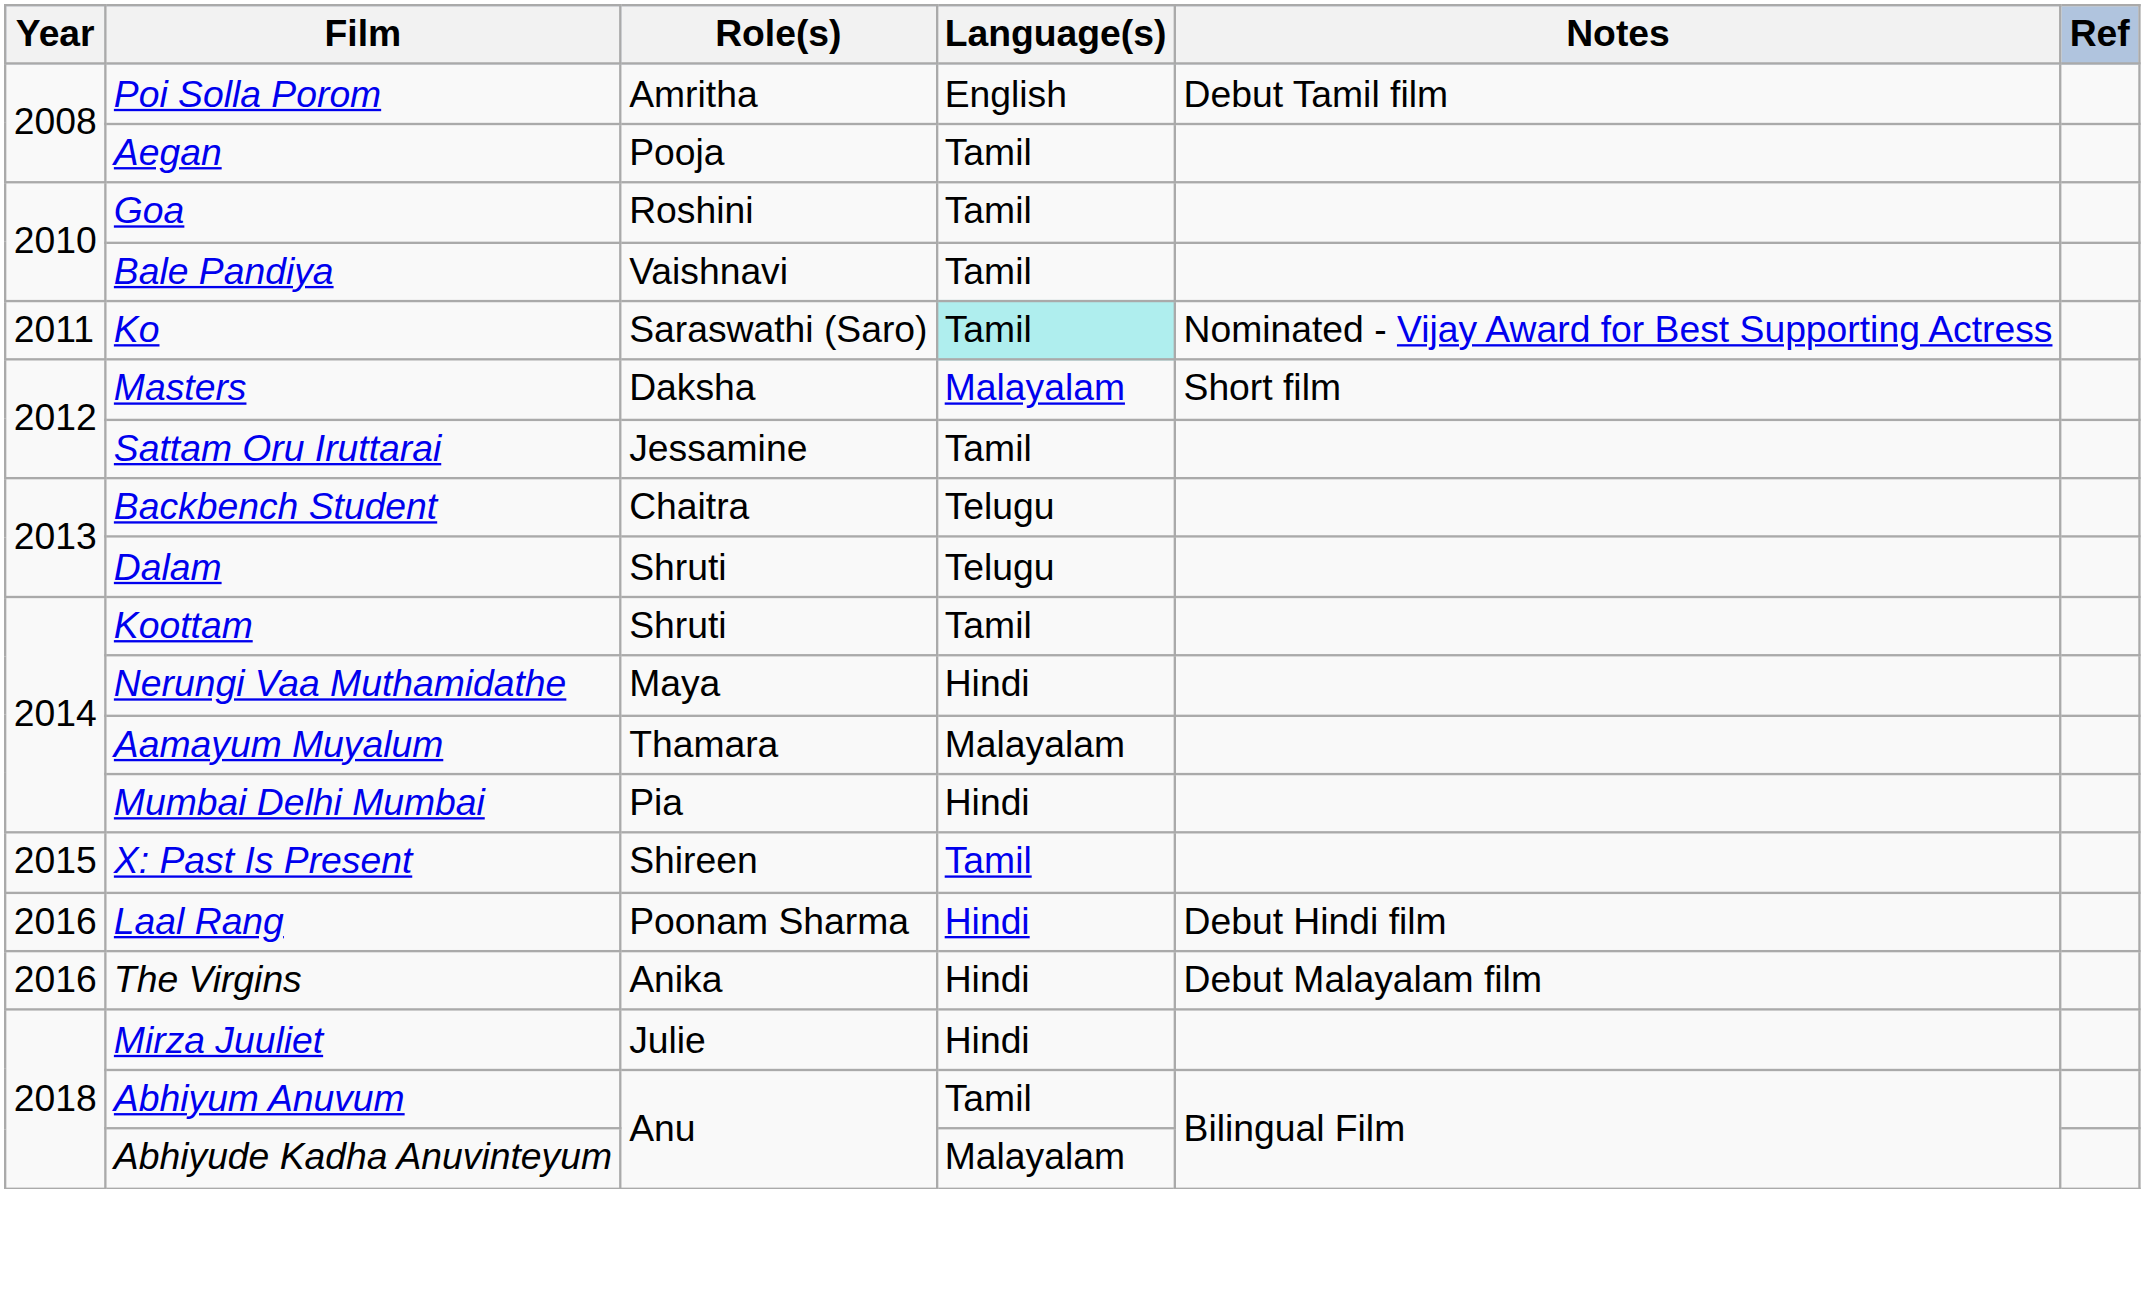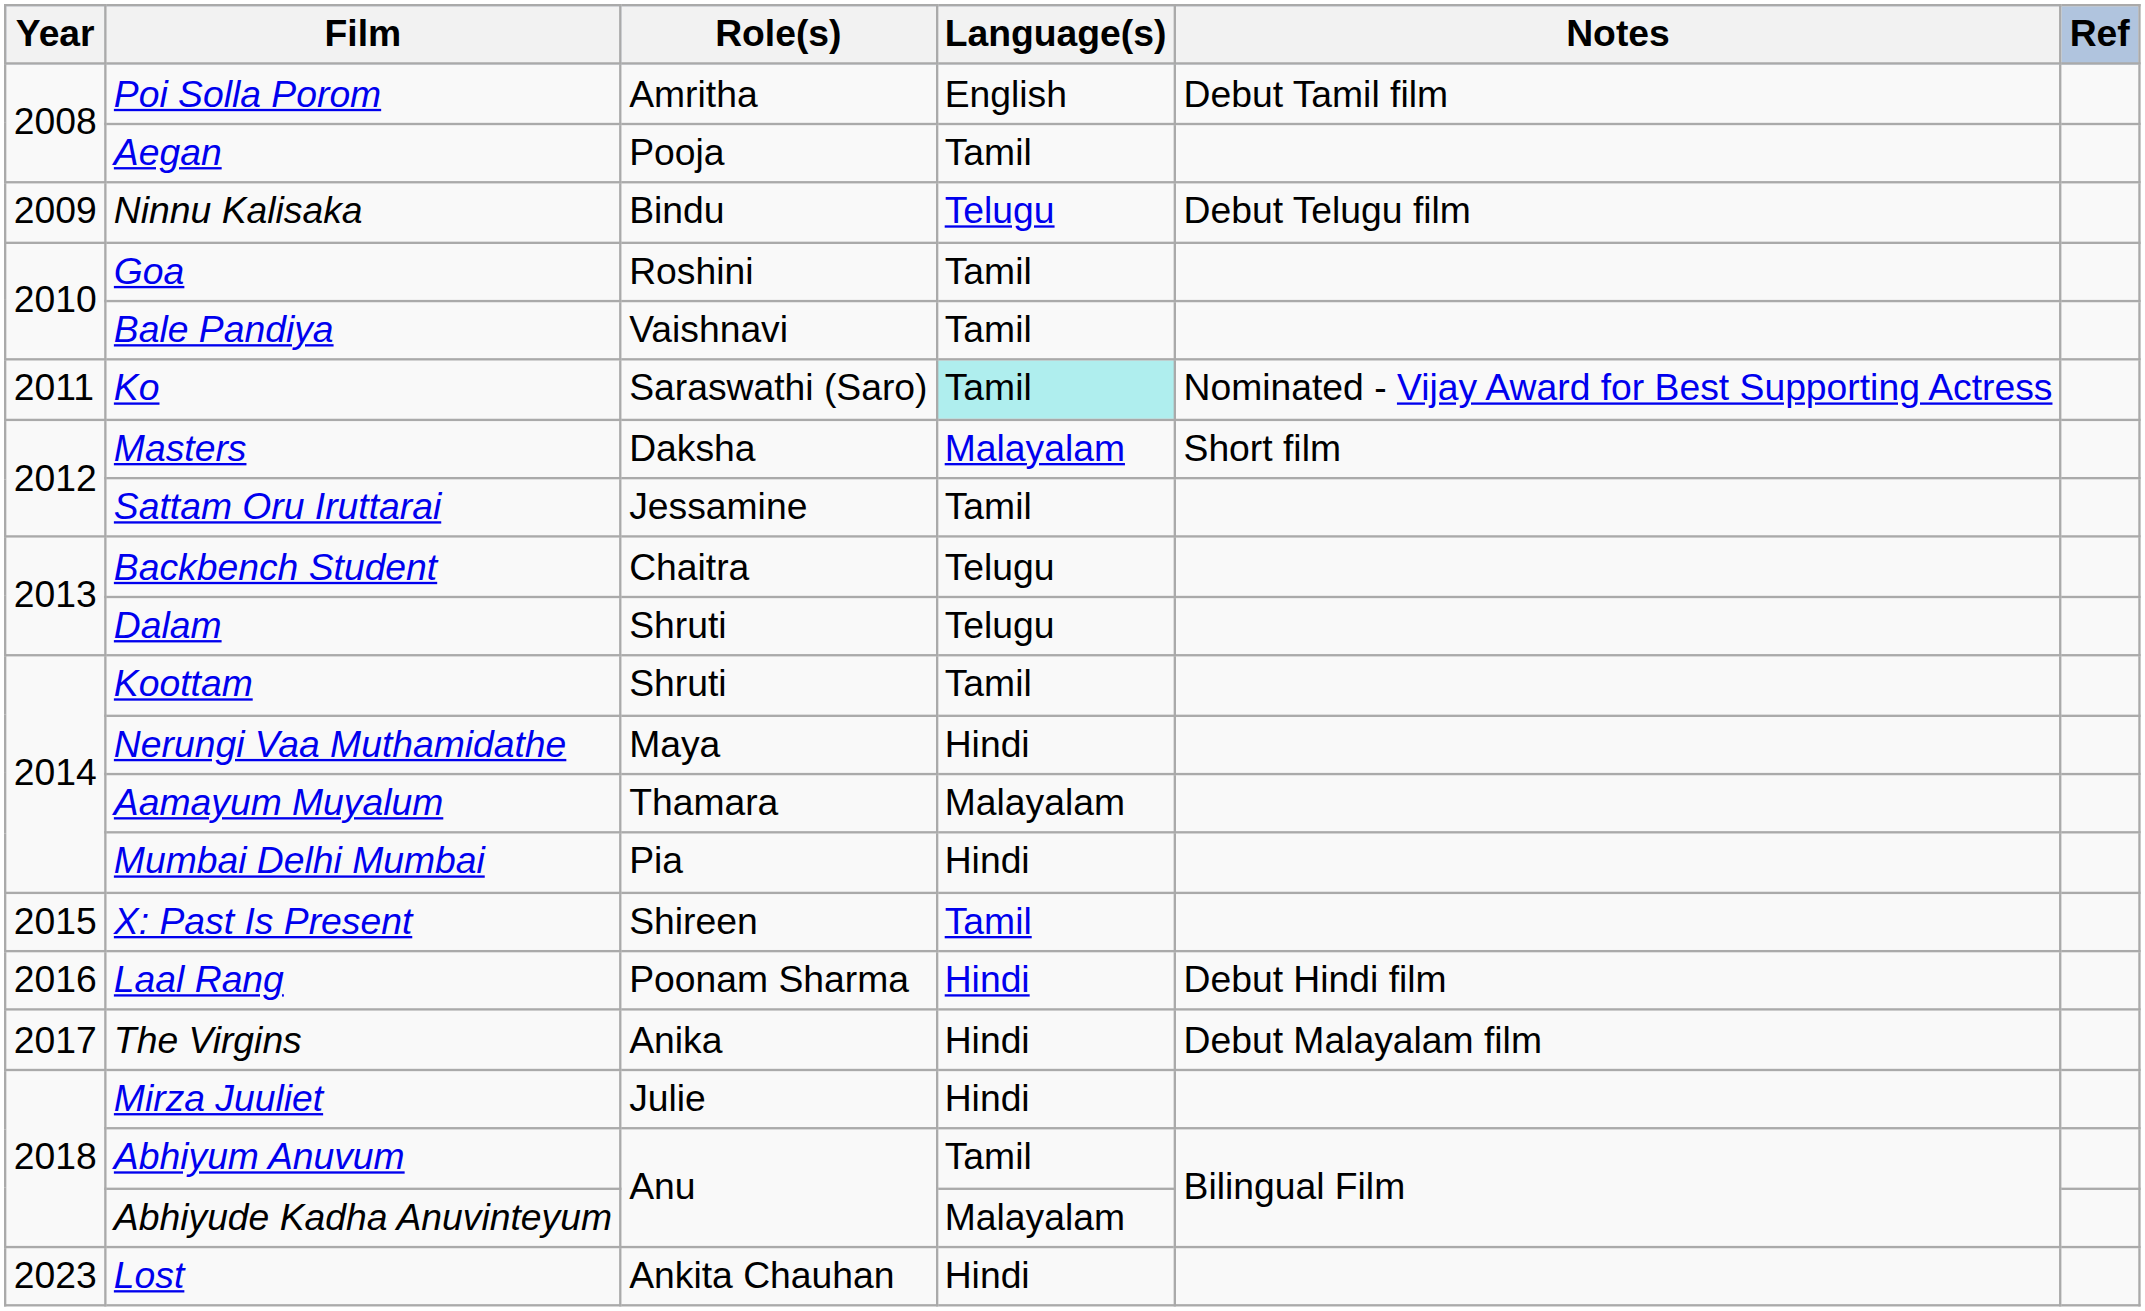+ row: (238, 211)
(55, 980) 2016 -> (55, 1039) 2017
+ row: (149, 1275)
